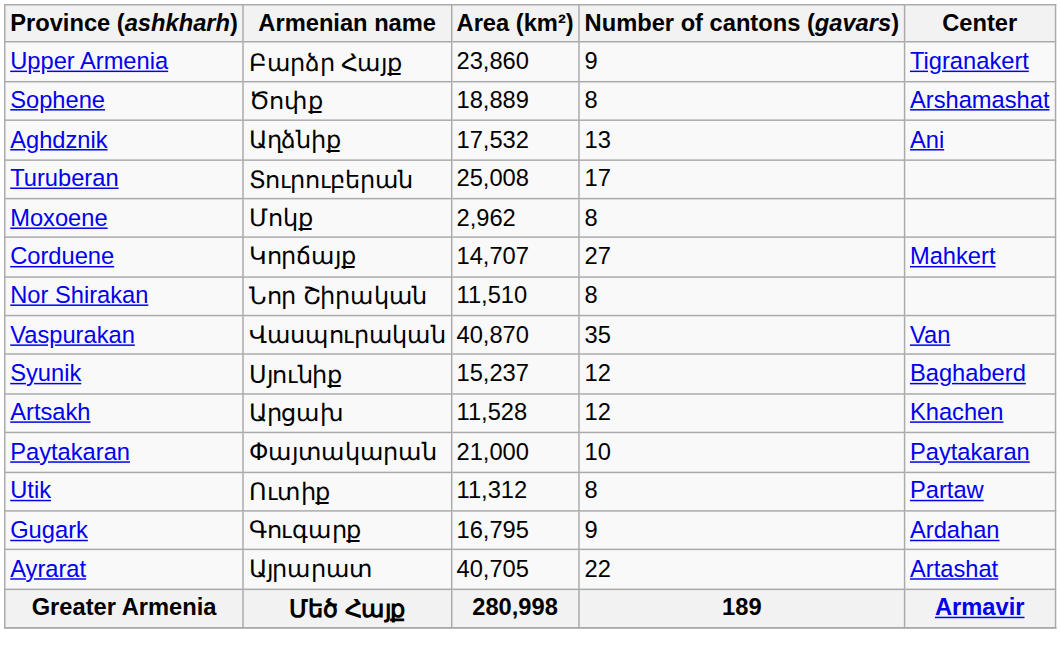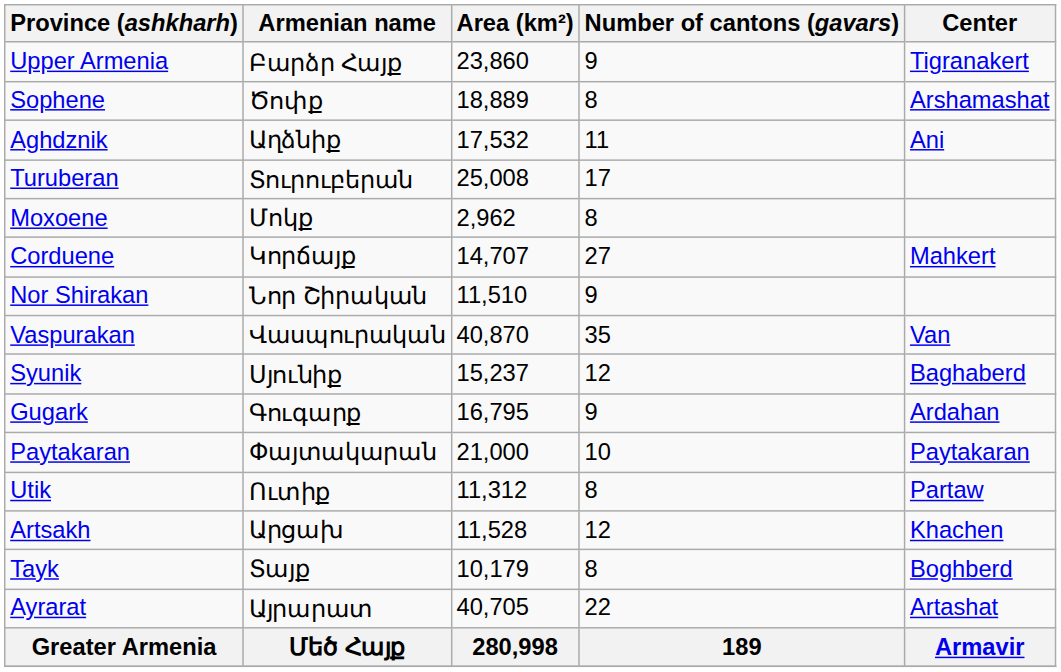(598, 139) 13 -> (597, 139) 11
(591, 295) 8 -> (591, 295) 9
rows swapped: (50, 412) <-> (49, 529)
+ row: (35, 569)
